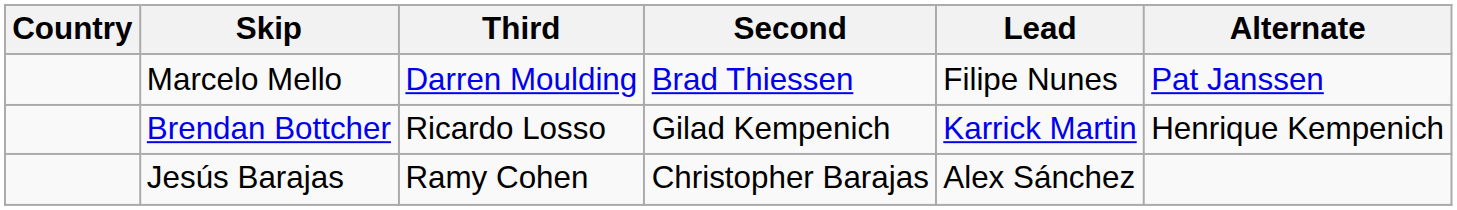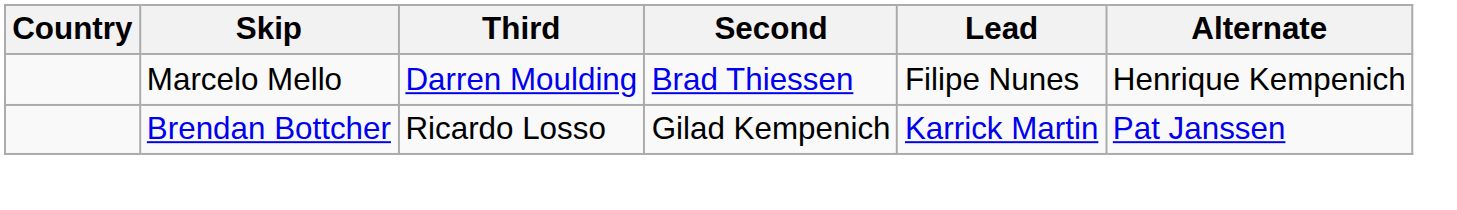(1237, 79) Pat Janssen -> (1259, 79) Henrique Kempenich
(1298, 128) Henrique Kempenich -> (1199, 128) Pat Janssen
- row: (245, 178)
